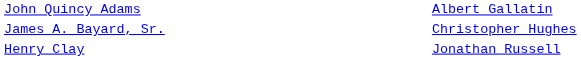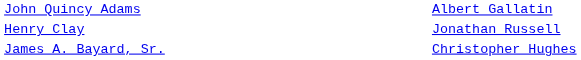rows swapped: (84, 29) <-> (44, 49)
